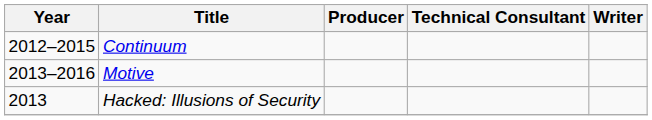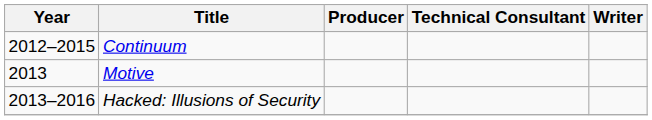(52, 73) 2013–2016 -> (28, 73) 2013
(28, 100) 2013 -> (52, 100) 2013–2016
